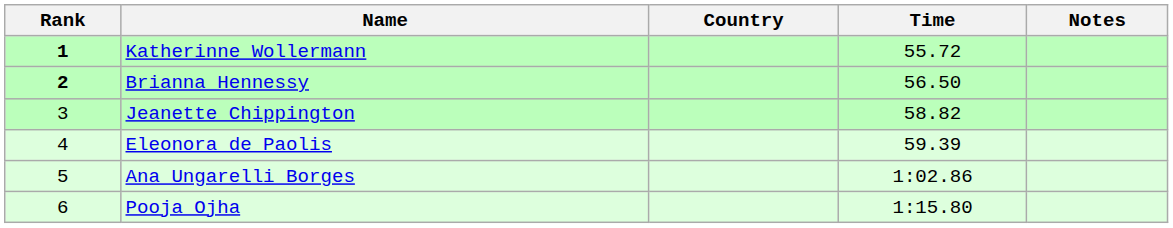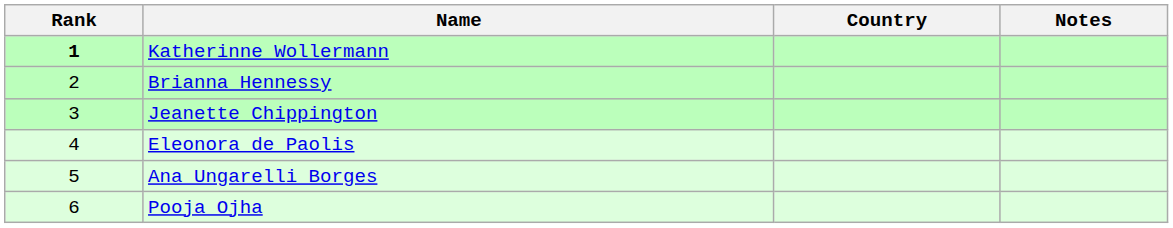- column: (933, 20)
(63, 83) bold -> (74, 83) normal
